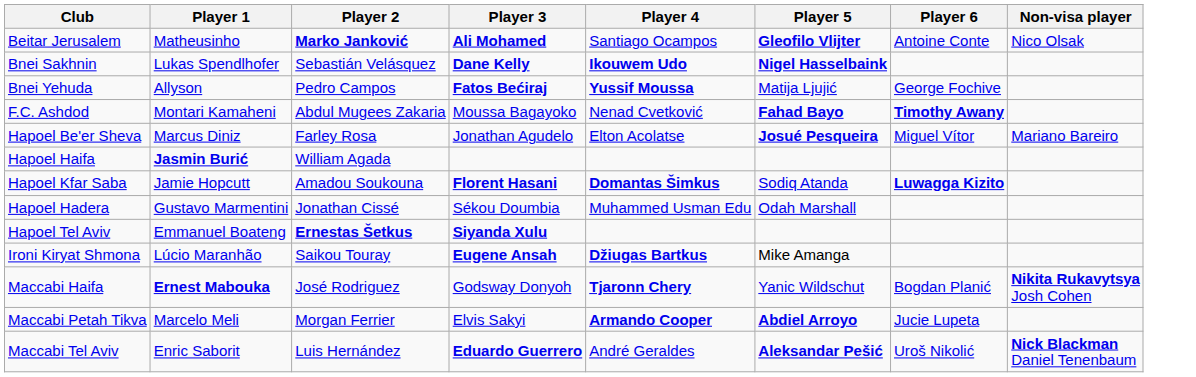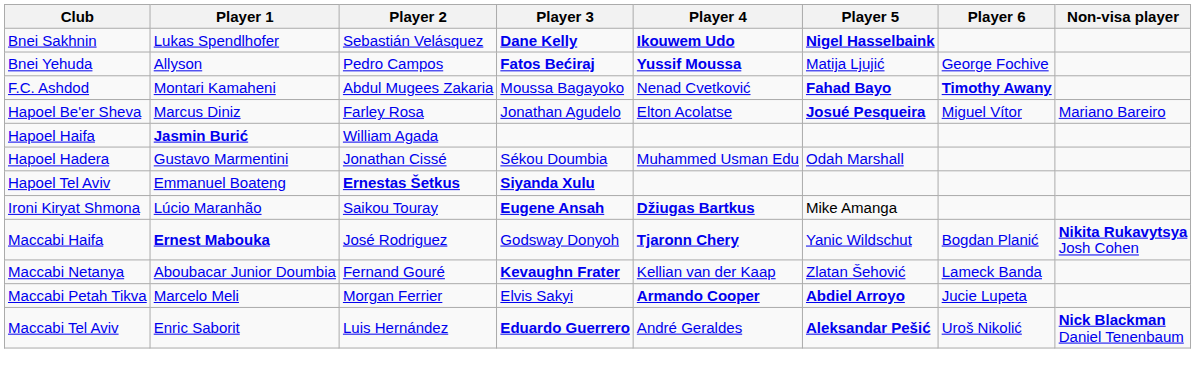- row: (64, 40)
- row: (67, 183)
+ row: (66, 272)
